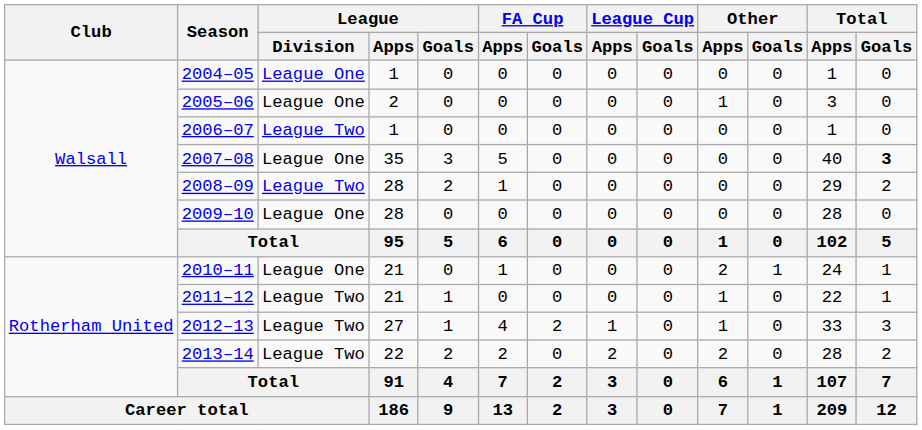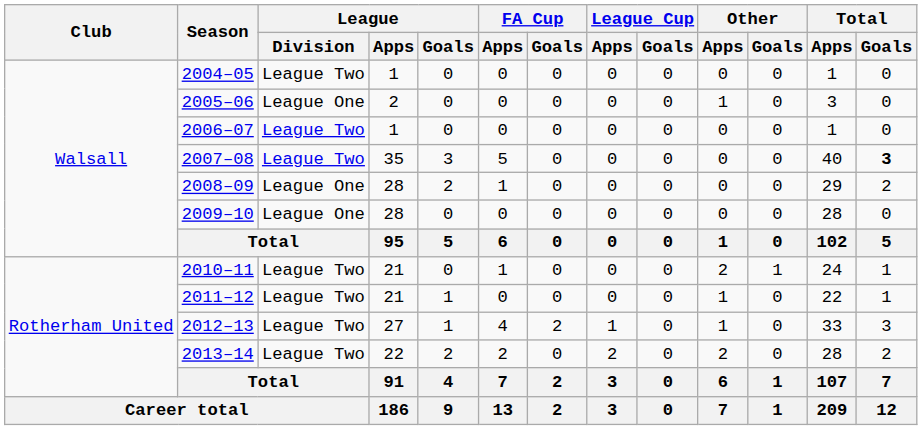(313, 75) League One -> (313, 75) League Two
(313, 158) League One -> (313, 158) League Two
(313, 186) League Two -> (313, 186) League One
(313, 270) League One -> (313, 270) League Two
